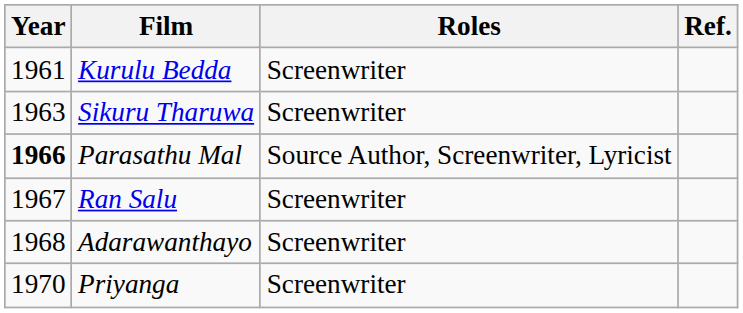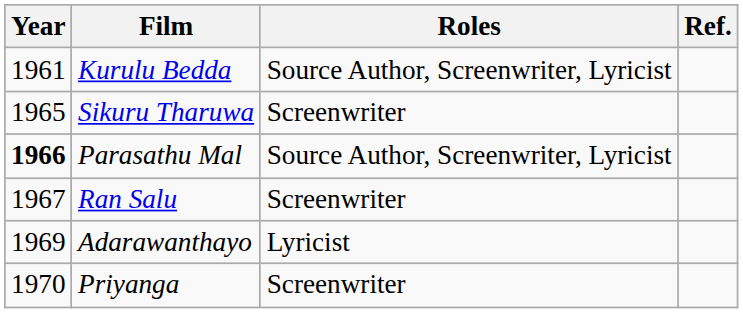(336, 69) Screenwriter -> (469, 69) Source Author, Screenwriter, Lyricist
(38, 112) 1963 -> (38, 112) 1965
(38, 241) 1968 -> (38, 241) 1969
(336, 241) Screenwriter -> (308, 241) Lyricist
